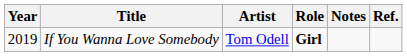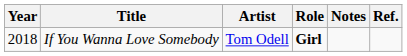(23, 39) 2019 -> (23, 39) 2018
